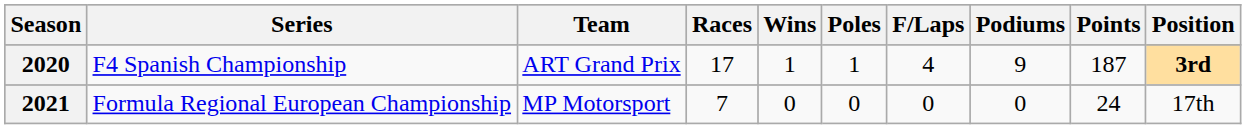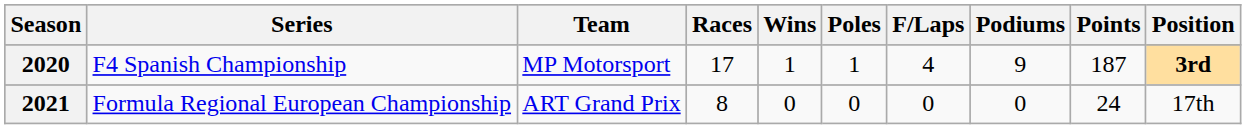(601, 64) ART Grand Prix -> (596, 64) MP Motorsport
(596, 104) MP Motorsport -> (601, 104) ART Grand Prix
(722, 104) 7 -> (722, 104) 8
